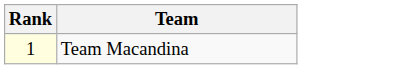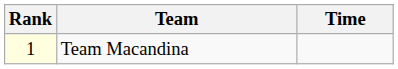+ column: (345, 19)
